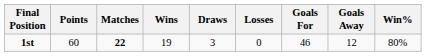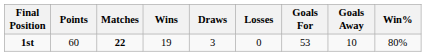(305, 43) 46 -> (305, 43) 53
(351, 43) 12 -> (351, 43) 10
